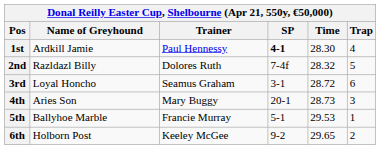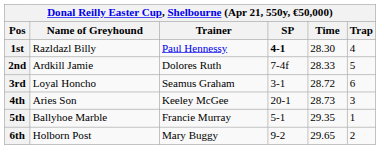(63, 48) Ardkill Jamie -> (64, 48) Razldazl Billy
(64, 65) Razldazl Billy -> (63, 65) Ardkill Jamie
(323, 65) 28.32 -> (323, 65) 28.33
(190, 100) Mary Buggy -> (195, 100) Keeley McGee
(323, 118) 29.53 -> (323, 118) 29.35
(195, 135) Keeley McGee -> (190, 135) Mary Buggy
